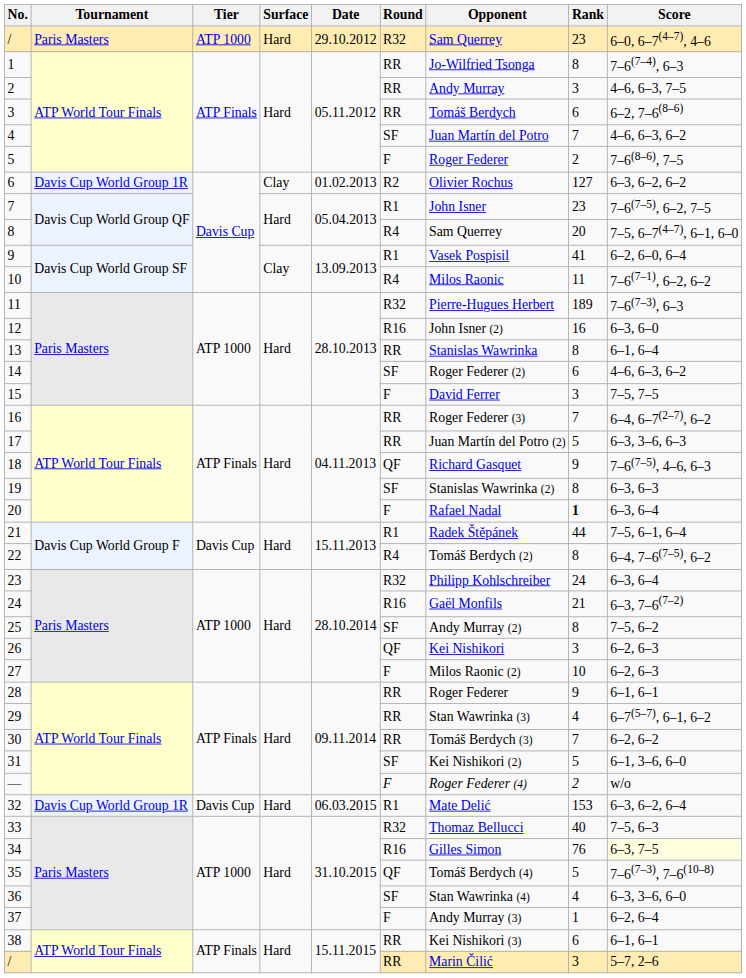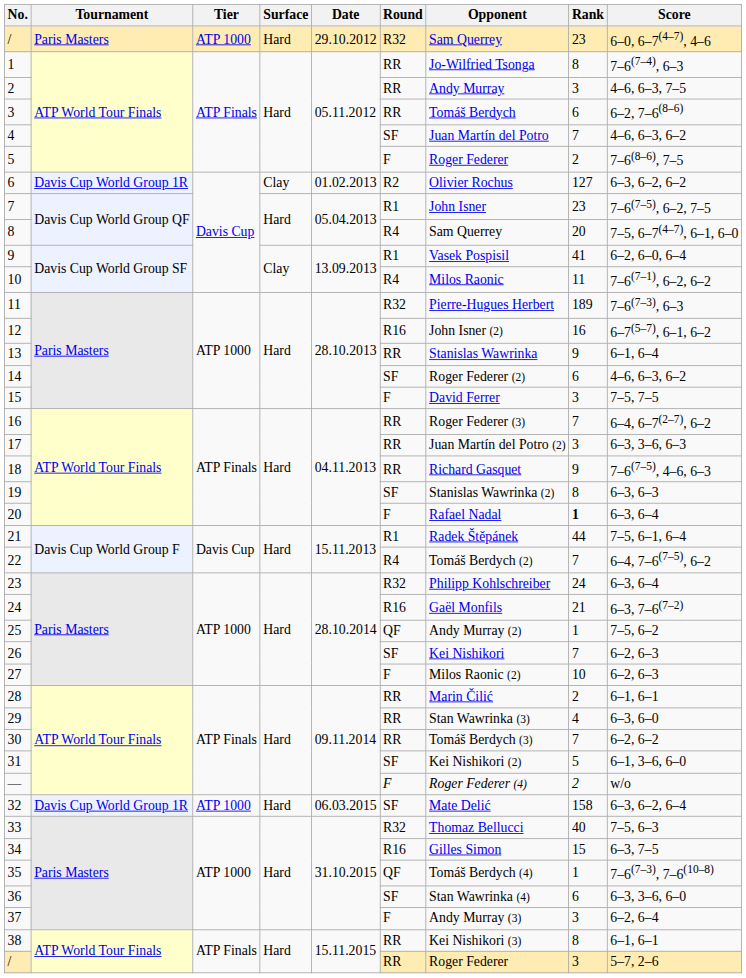(634, 328) 6–3, 6–0 -> (661, 330) 6–7(5–7), 6–1, 6–2
(575, 350) 8 -> (575, 354) 9
(575, 441) 5 -> (575, 445) 3
(392, 465) QF -> (392, 469) RR
(575, 556) 8 -> (575, 560) 7
(391, 627) SF -> (392, 631) QF
(575, 627) 8 -> (575, 631) 1
(392, 649) QF -> (391, 653) SF
(575, 649) 3 -> (575, 653) 7
(469, 692) Roger Federer -> (461, 696) Marin Čilić
(575, 692) 9 -> (575, 696) 2
(661, 716) 6–7(5–7), 6–1, 6–2 -> (634, 718) 6–3, 6–0
(225, 805) Davis Cup -> (223, 805) ATP 1000
(391, 805) R1 -> (391, 805) SF
(582, 805) 153 -> (582, 805) 158
(579, 849) 76 -> (579, 849) 15
(634, 849) lightyellow background -> (634, 849) no background
(575, 873) 5 -> (575, 873) 1
(575, 896) 4 -> (575, 896) 6
(575, 918) 1 -> (575, 918) 3
(575, 940) 6 -> (575, 940) 8
(461, 962) Marin Čilić -> (469, 962) Roger Federer
